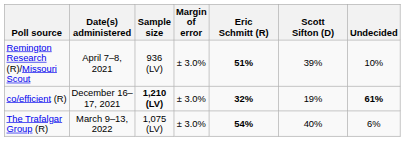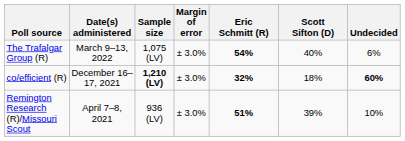rows swapped: (34, 124) <-> (32, 63)
(313, 99) 19% -> (313, 78) 18%
(374, 99) 61% -> (374, 78) 60%
